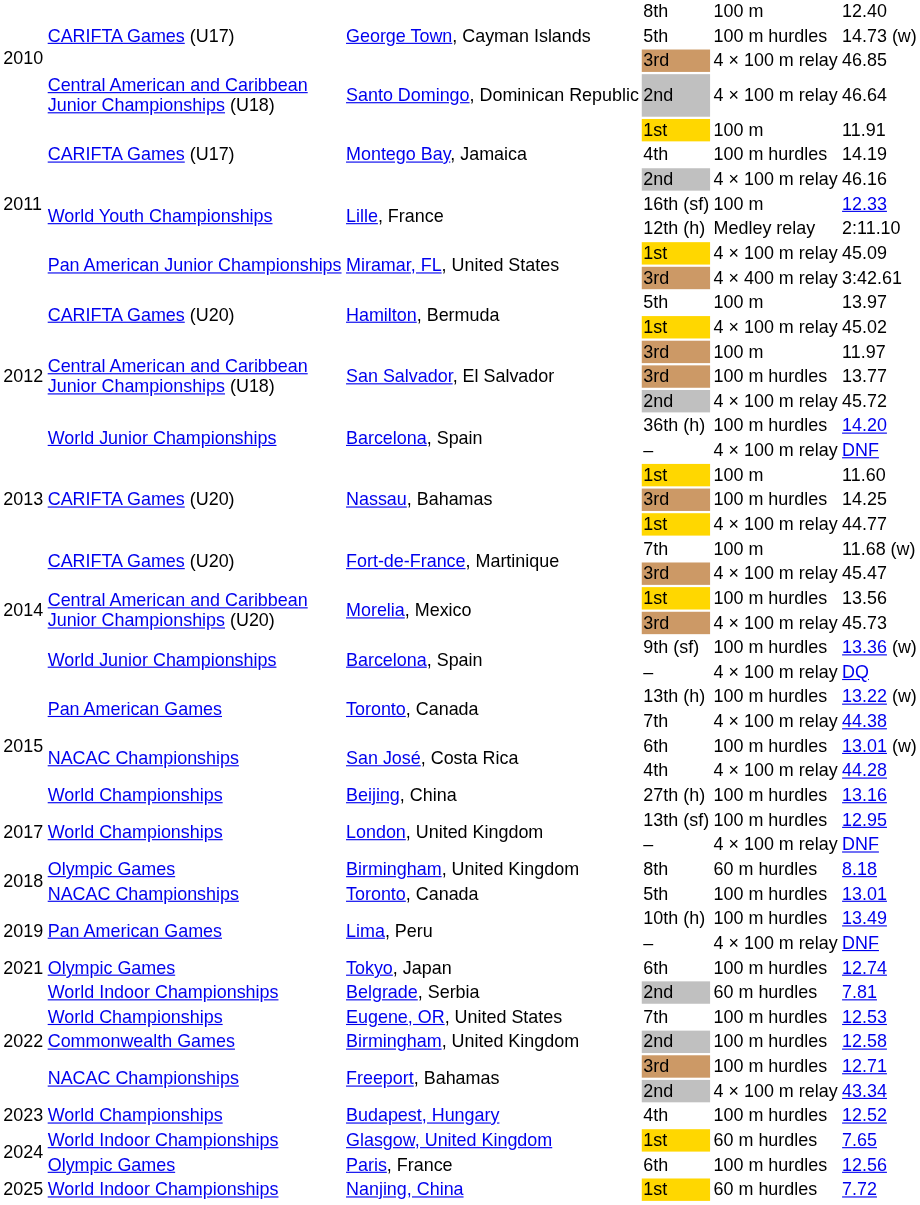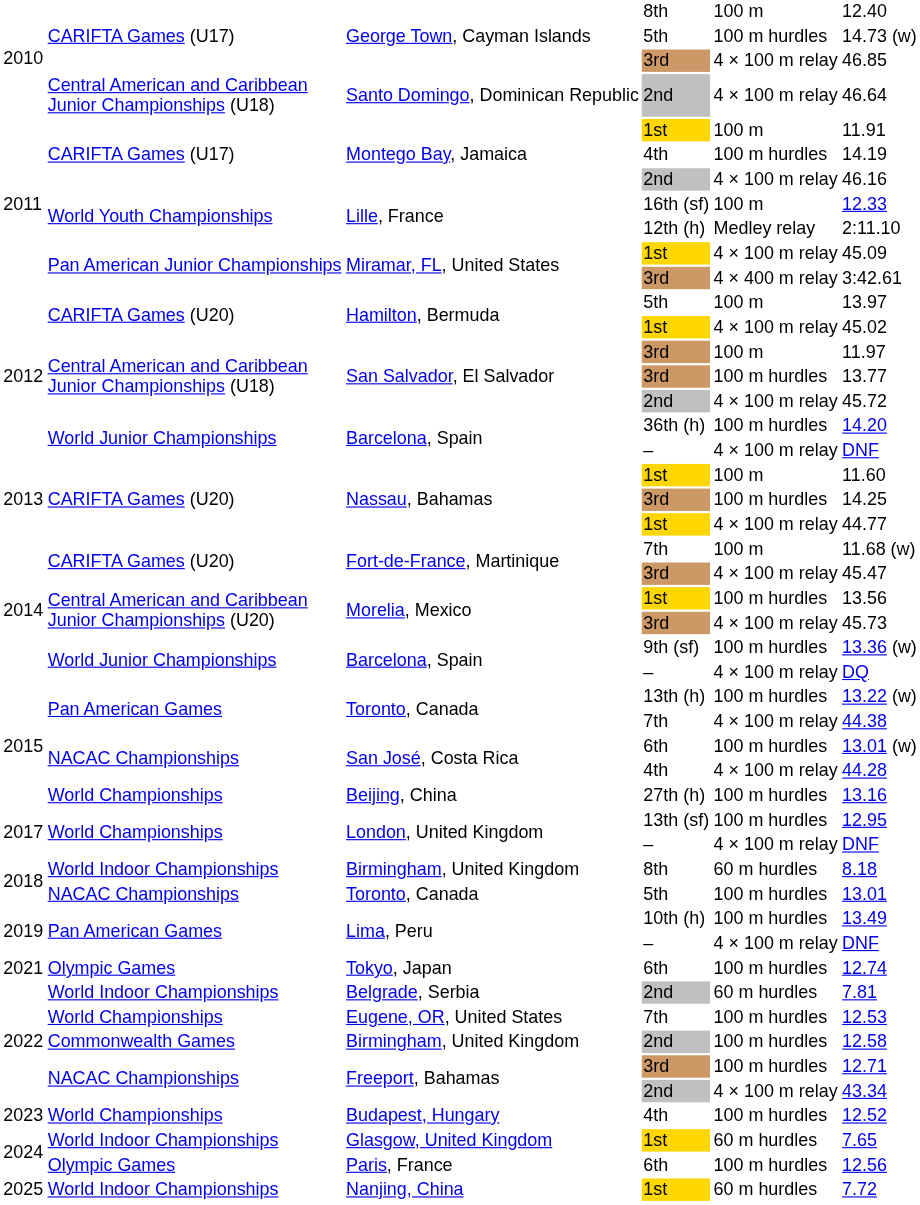(111, 869) Olympic Games -> (163, 869) World Indoor Championships
